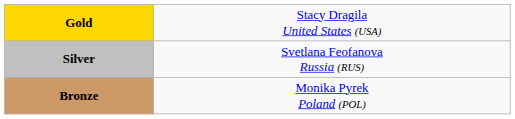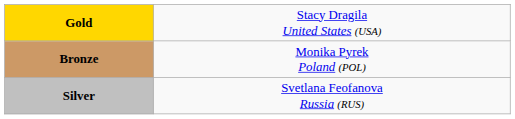rows swapped: (79, 58) <-> (79, 95)
